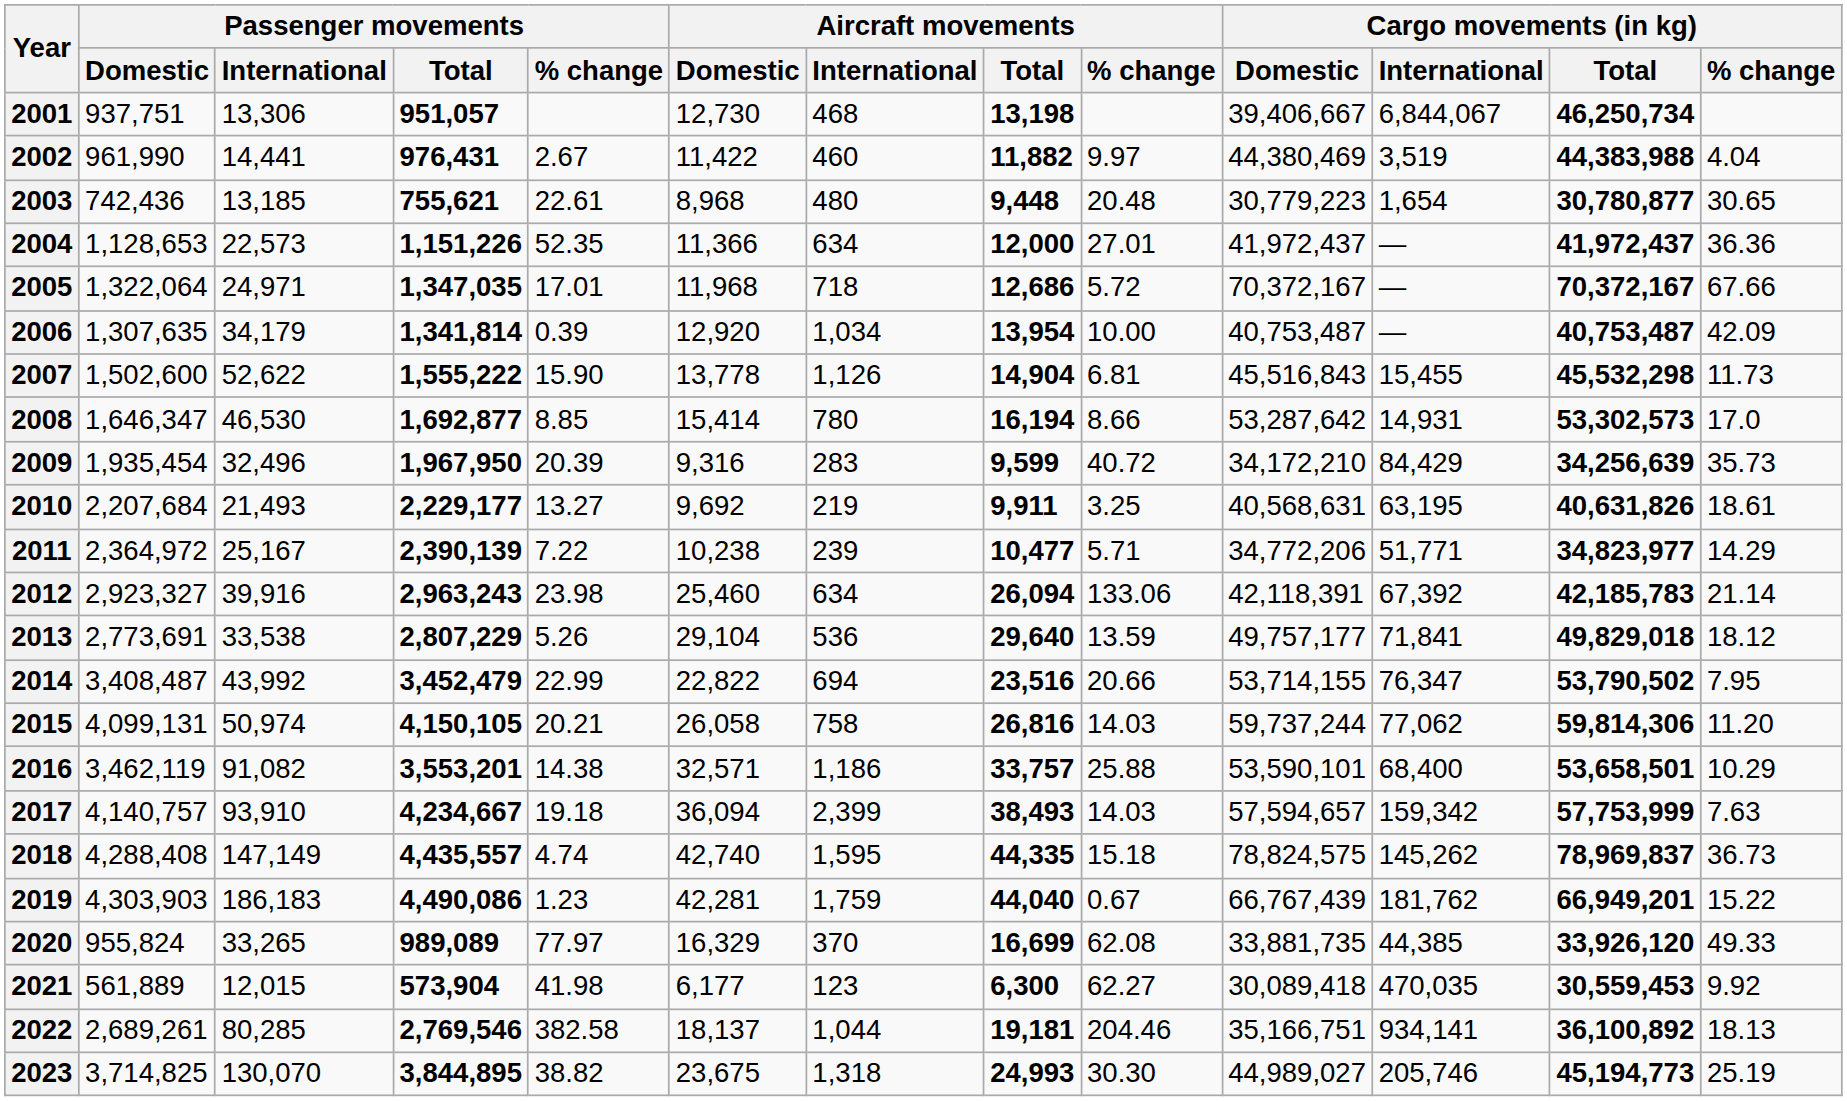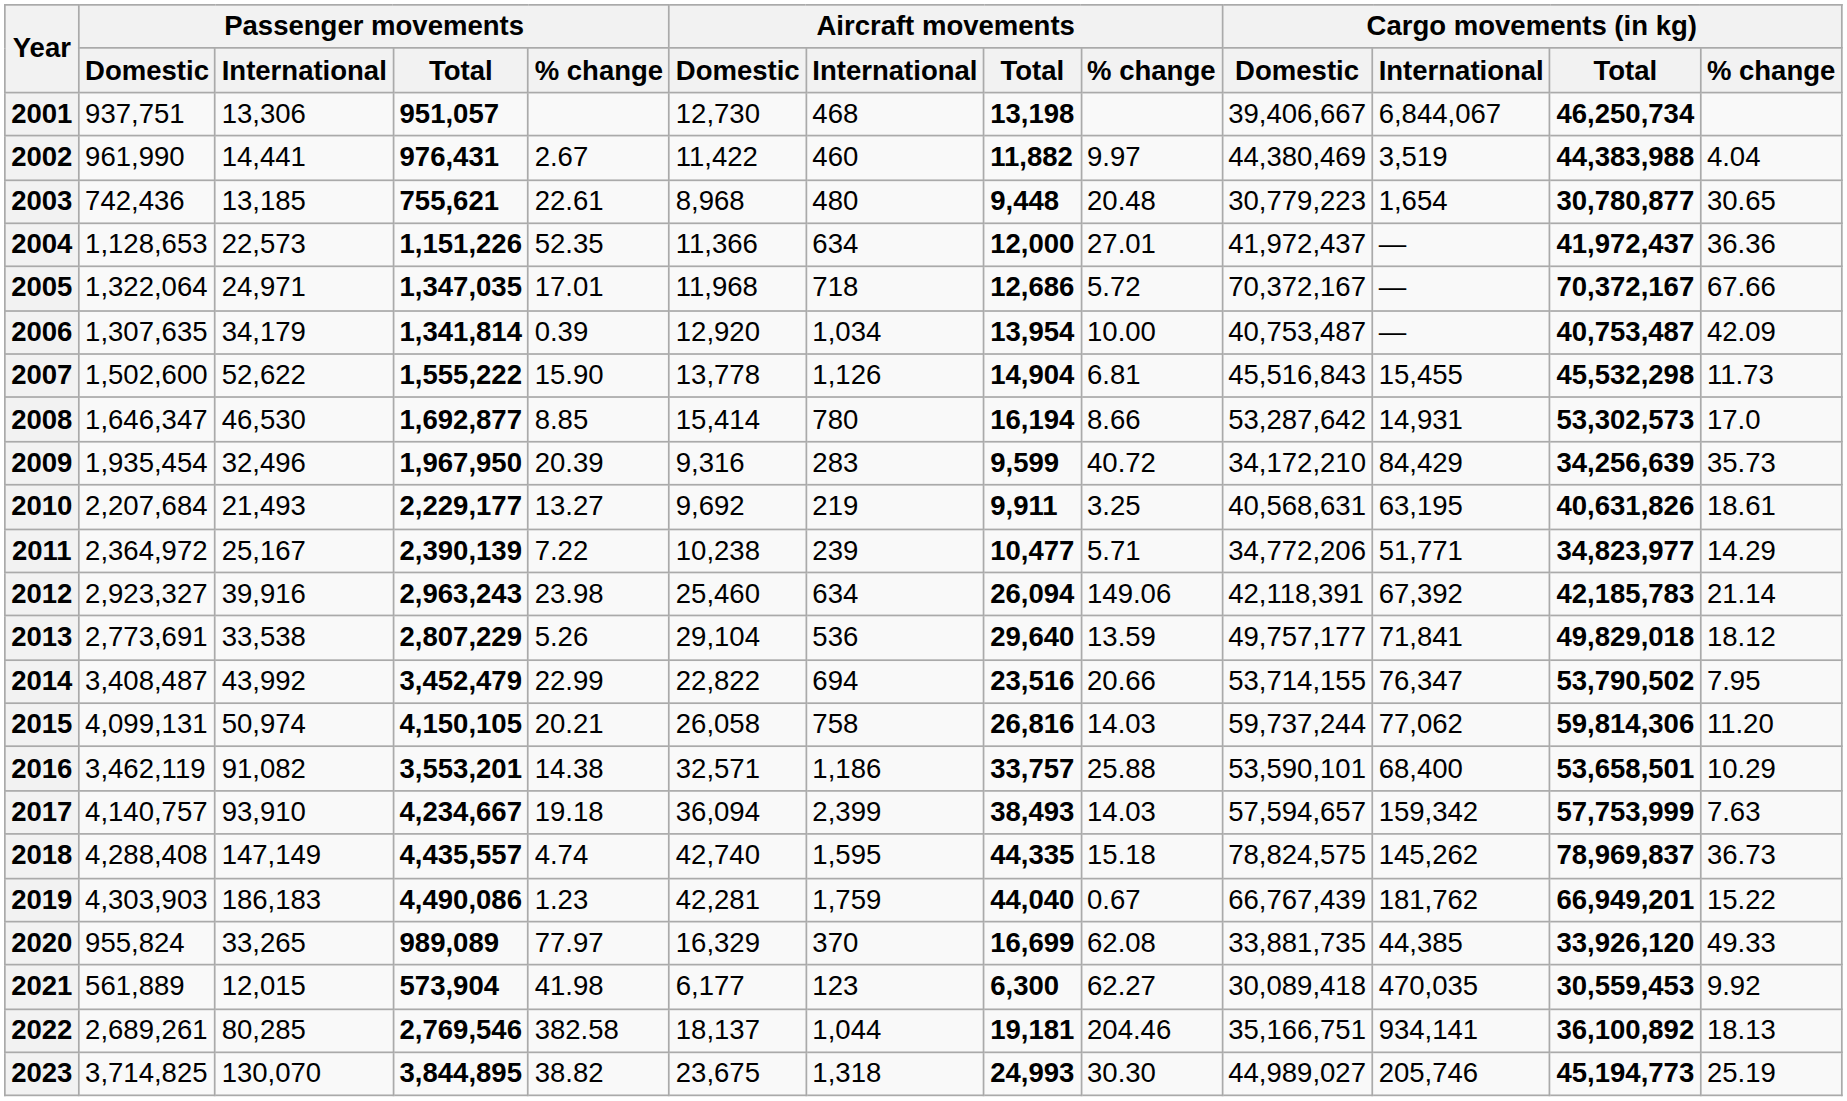(1129, 593) 133.06 -> (1129, 593) 149.06
